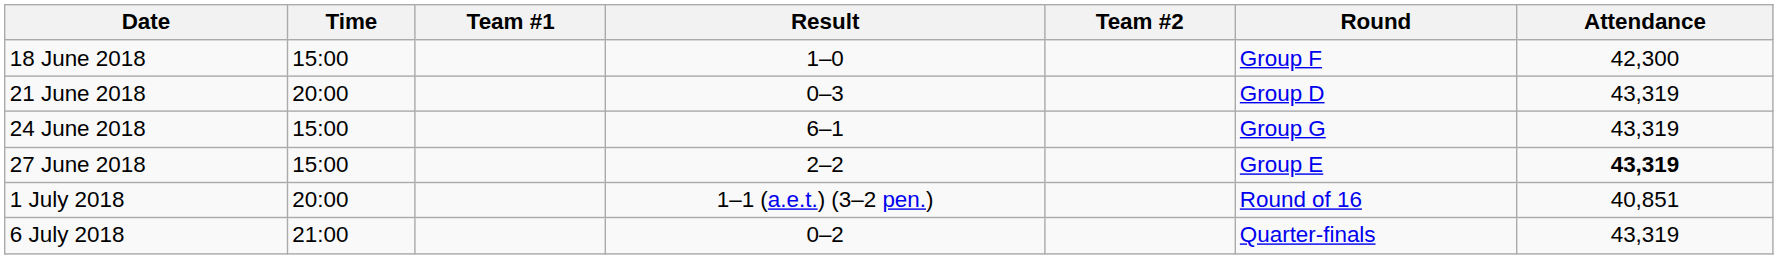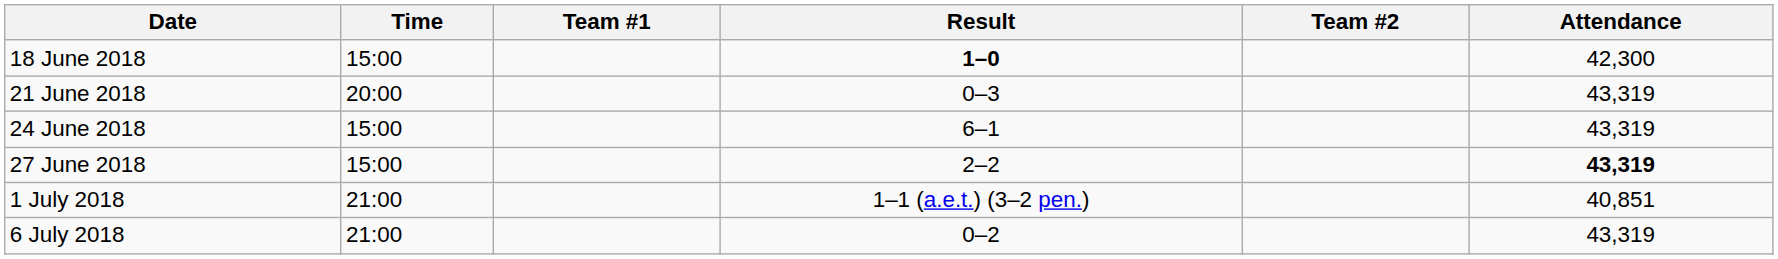- column: (1376, 22)
(825, 57) normal -> (981, 57) bold
(320, 199) 20:00 -> (374, 199) 21:00
